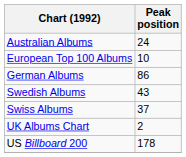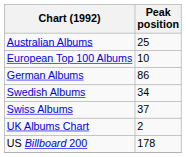(143, 42) 24 -> (143, 42) 25
(143, 93) 43 -> (143, 93) 34
